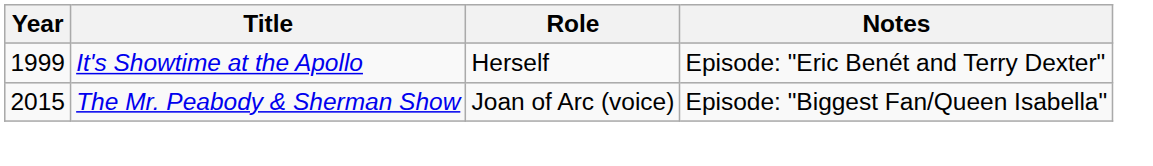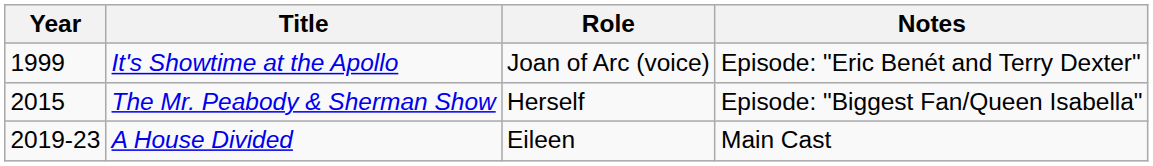(510, 62) Herself -> (608, 62) Joan of Arc (voice)
(573, 101) Joan of Arc (voice) -> (546, 101) Herself
+ row: (202, 140)
